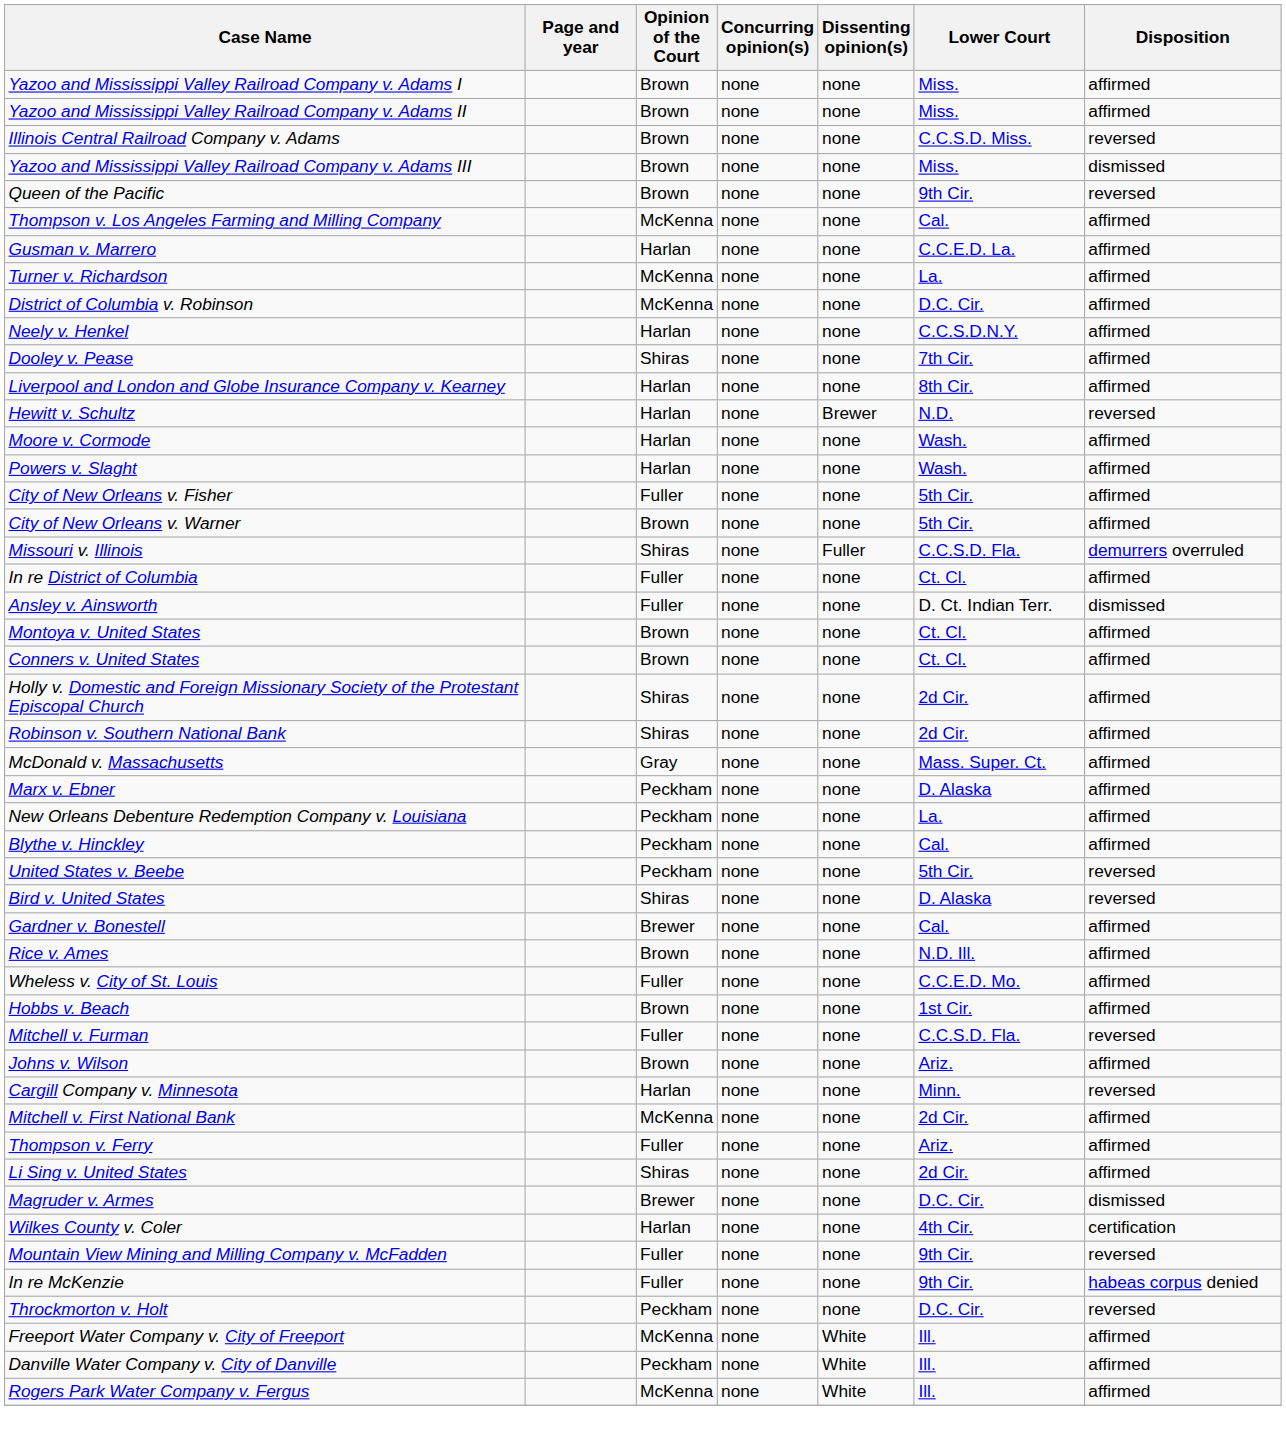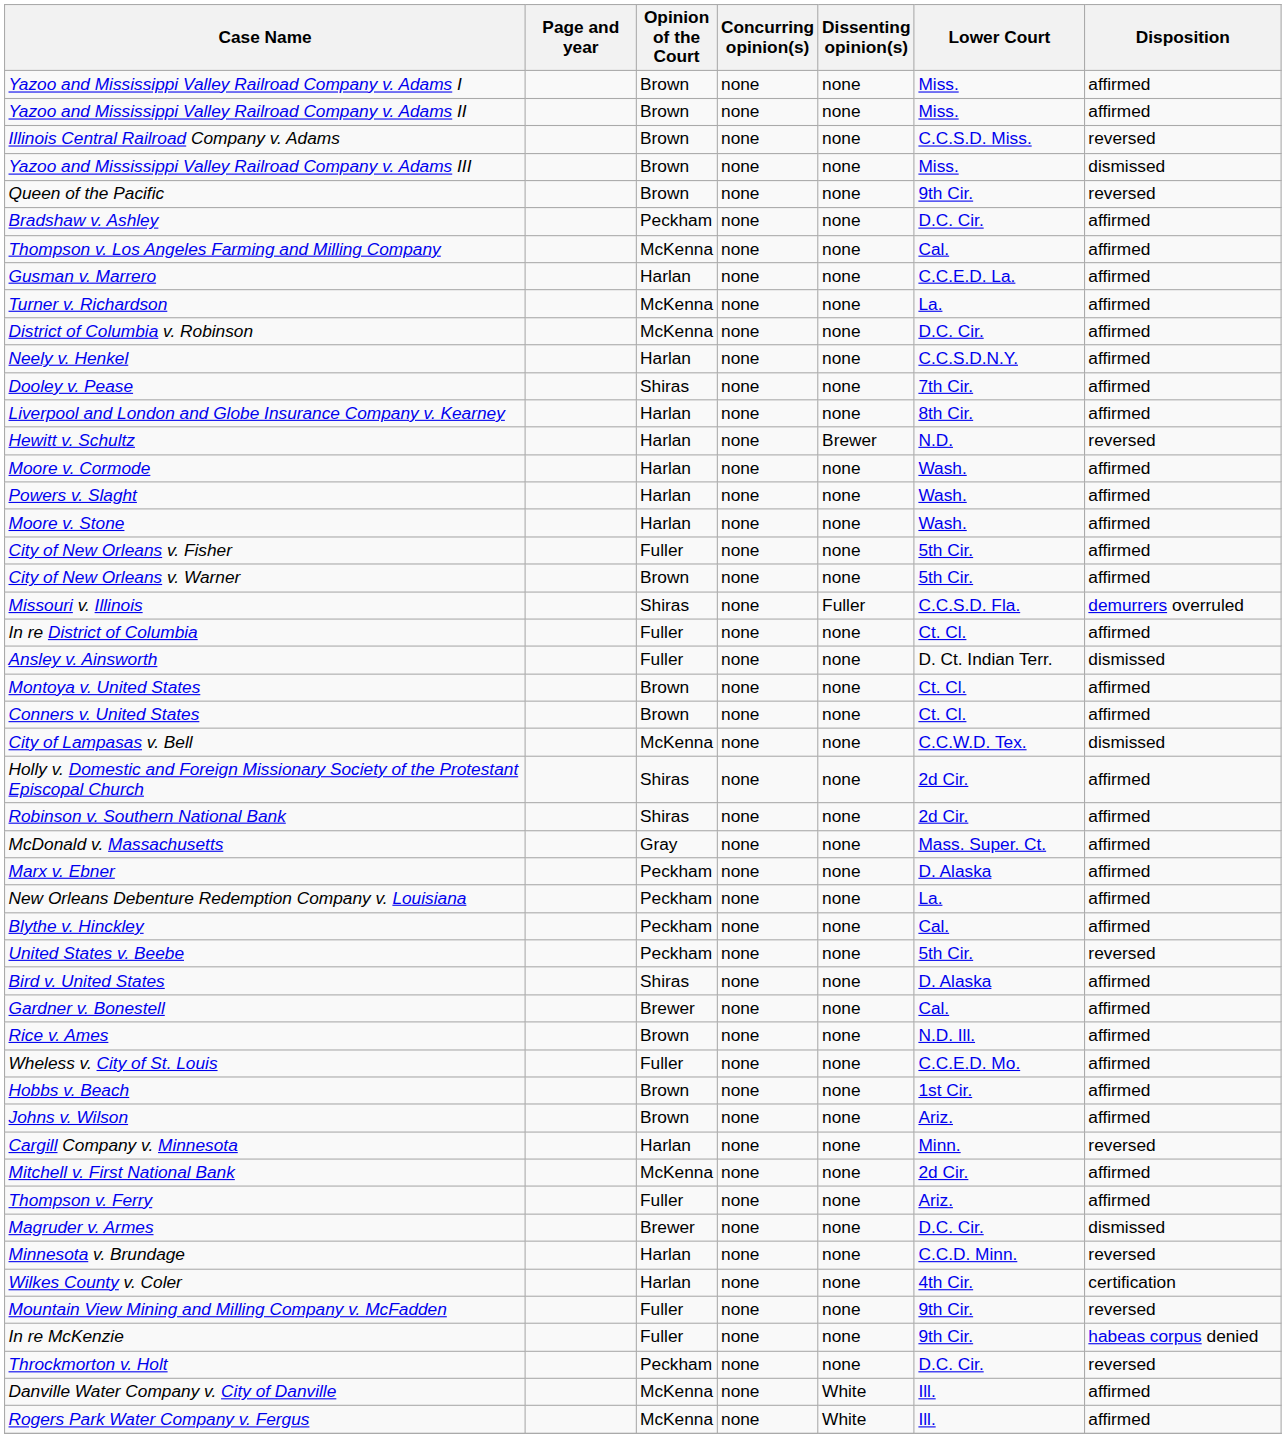+ row: (83, 221)
+ row: (66, 522)
+ row: (101, 742)
(1122, 898) reversed -> (1119, 980) affirmed
- row: (78, 1035)
- row: (98, 1172)
+ row: (97, 1254)
- row: (176, 1337)
(676, 1364) Peckham -> (677, 1391) McKenna
